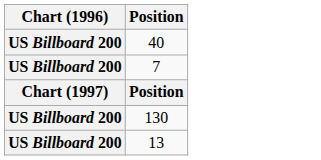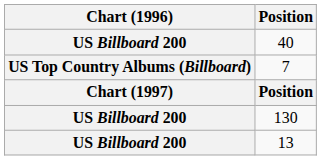(65, 67) US Billboard 200 -> (130, 67) US Top Country Albums (Billboard)
